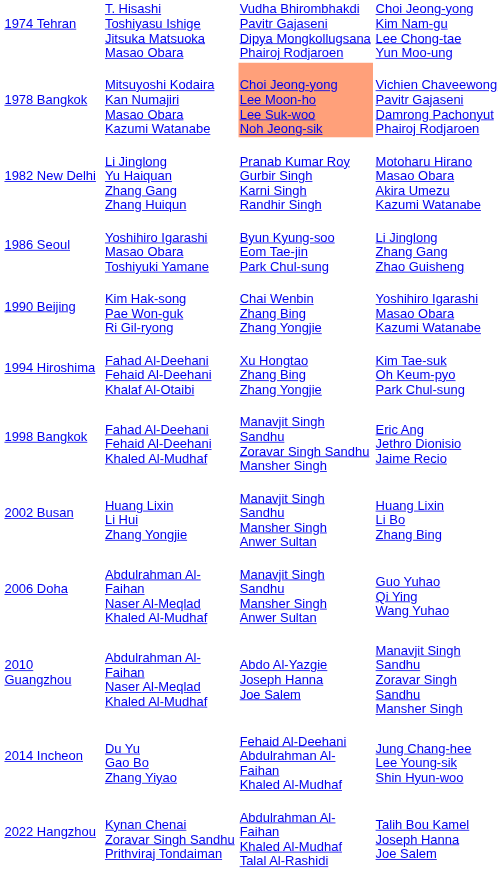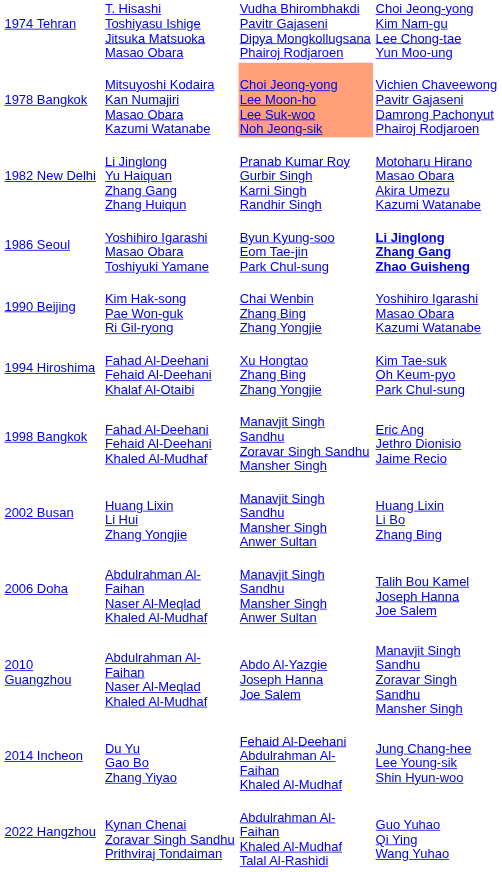(420, 252) normal -> (423, 252) bold
(412, 596) Guo Yuhao Qi Ying Wang Yuhao -> (422, 596) Talih Bou Kamel Joseph Hanna Joe Salem
(422, 839) Talih Bou Kamel Joseph Hanna Joe Salem -> (412, 839) Guo Yuhao Qi Ying Wang Yuhao
